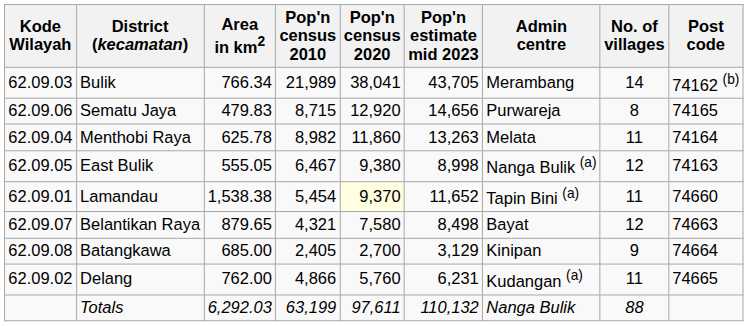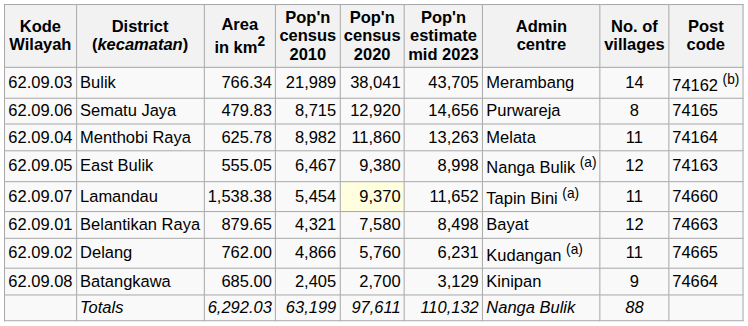(40, 196) 62.09.01 -> (40, 196) 62.09.07
(40, 224) 62.09.07 -> (40, 224) 62.09.01
rows swapped: (106, 279) <-> (125, 250)
